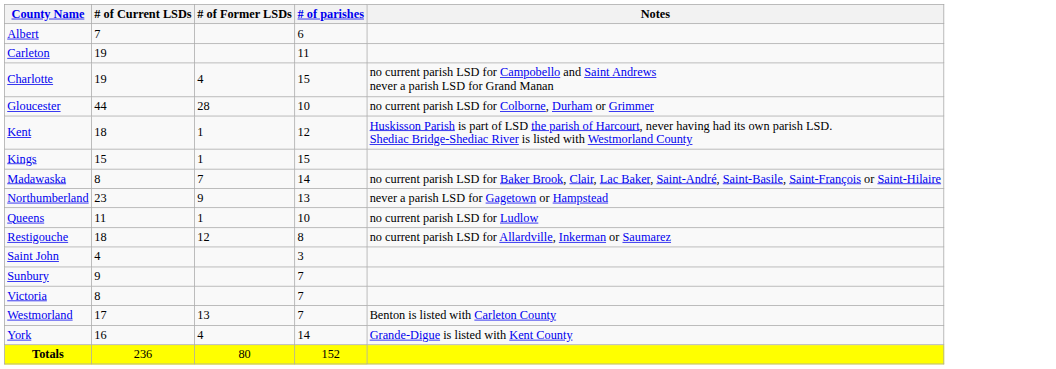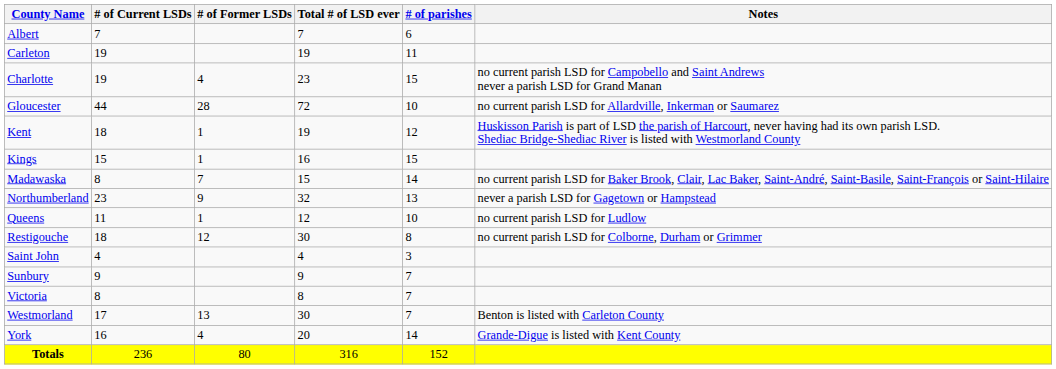+ column: (349, 14)
(512, 106) no current parish LSD for Colborne, Durham or Grimmer -> (628, 106) no current parish LSD for Allardville, Inkerman or Saumarez
(520, 237) no current parish LSD for Allardville, Inkerman or Saumarez -> (620, 237) no current parish LSD for Colborne, Durham or Grimmer
